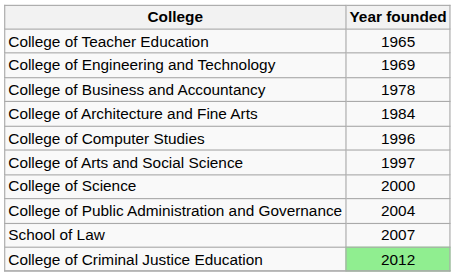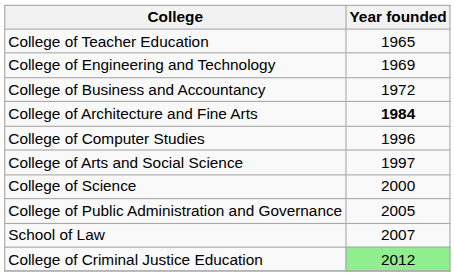(398, 90) 1978 -> (398, 90) 1972
(398, 114) normal -> (398, 114) bold
(398, 211) 2004 -> (398, 211) 2005
